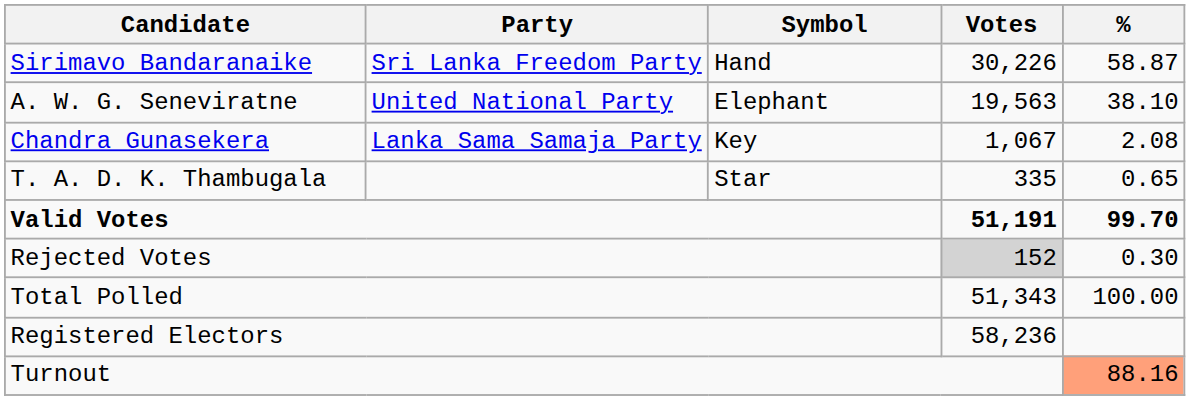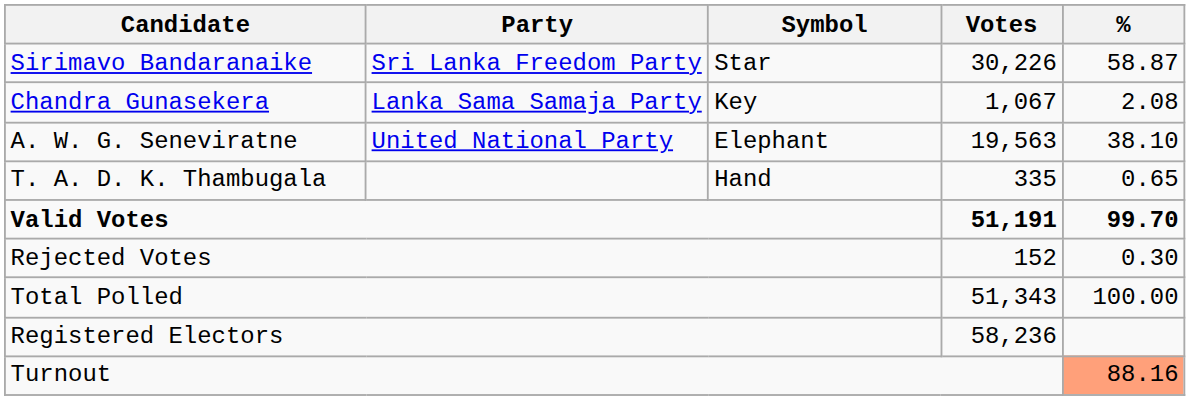(743, 63) Hand -> (743, 63) Star
rows swapped: (154, 102) <-> (140, 141)
(743, 180) Star -> (743, 180) Hand
(1035, 258) lightgrey background -> (1035, 258) no background
